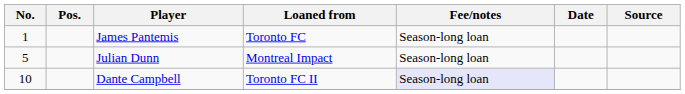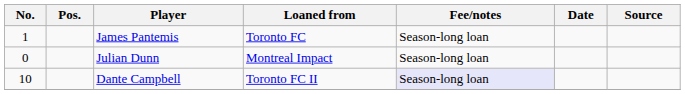(25, 57) 5 -> (25, 57) 0
